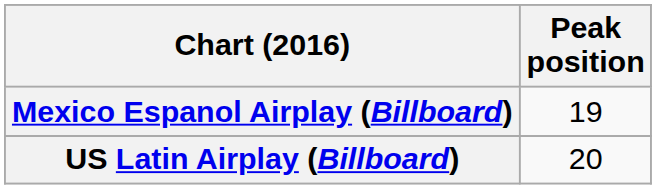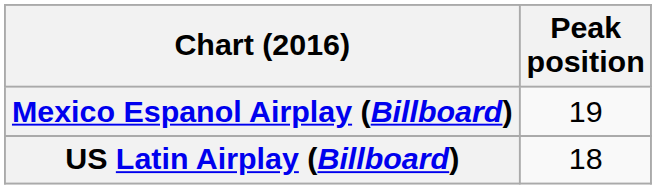(586, 159) 20 -> (586, 159) 18
